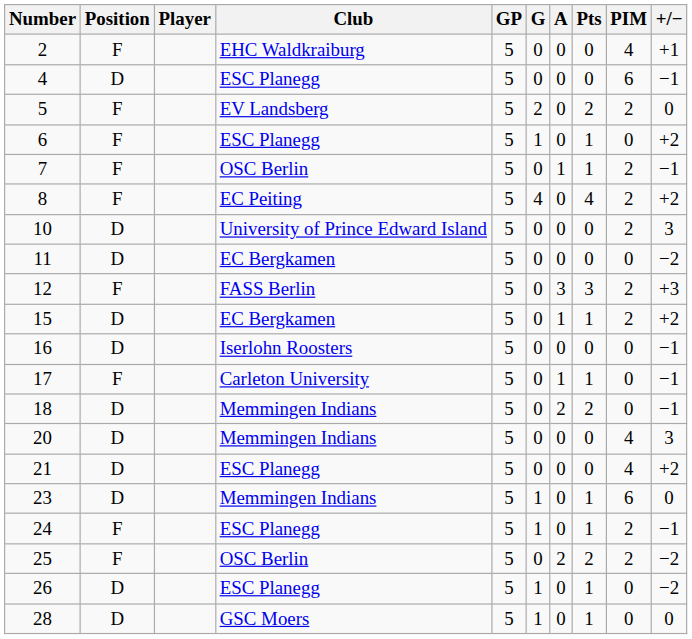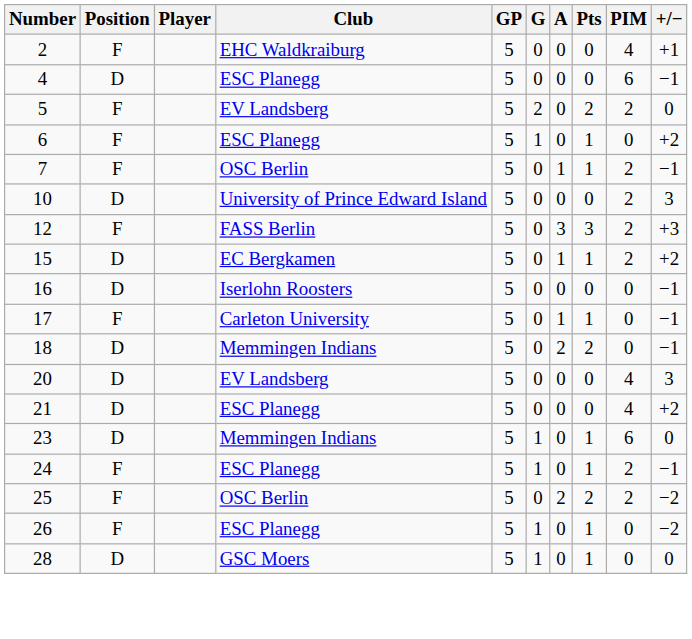- row: (42, 199)
- row: (42, 259)
(298, 438) Memmingen Indians -> (274, 378) EV Landsberg
(117, 588) D -> (117, 528) F
